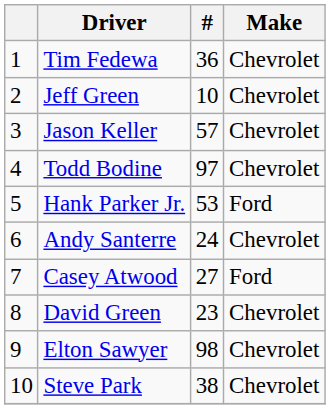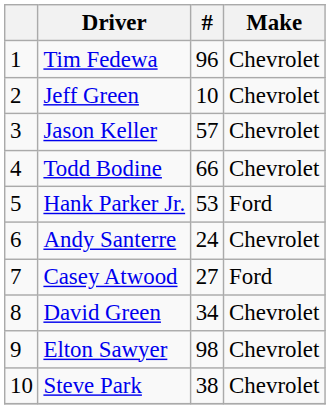(207, 58) 36 -> (207, 58) 96
(207, 167) 97 -> (207, 167) 66
(207, 312) 23 -> (207, 312) 34
